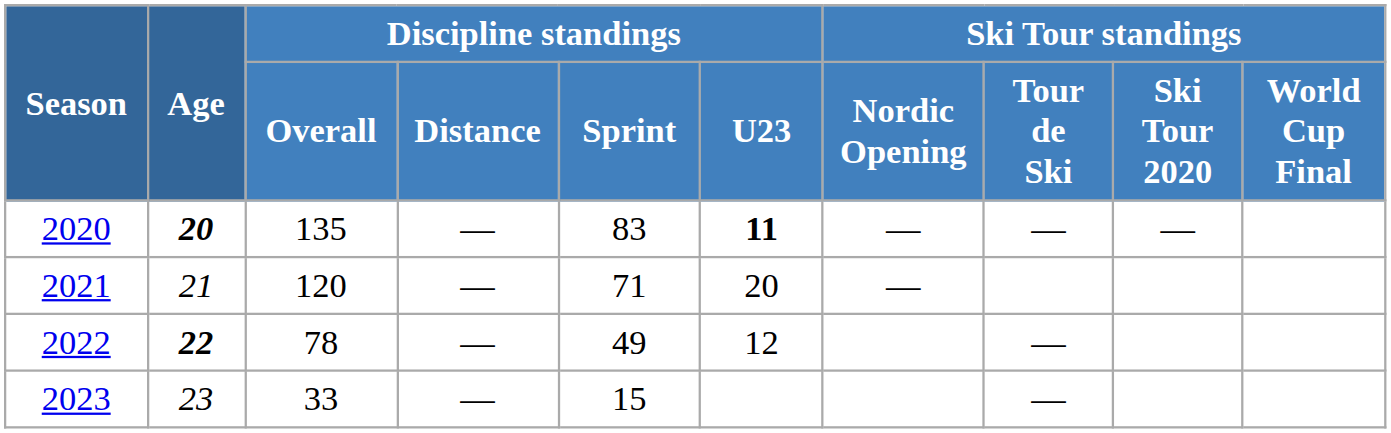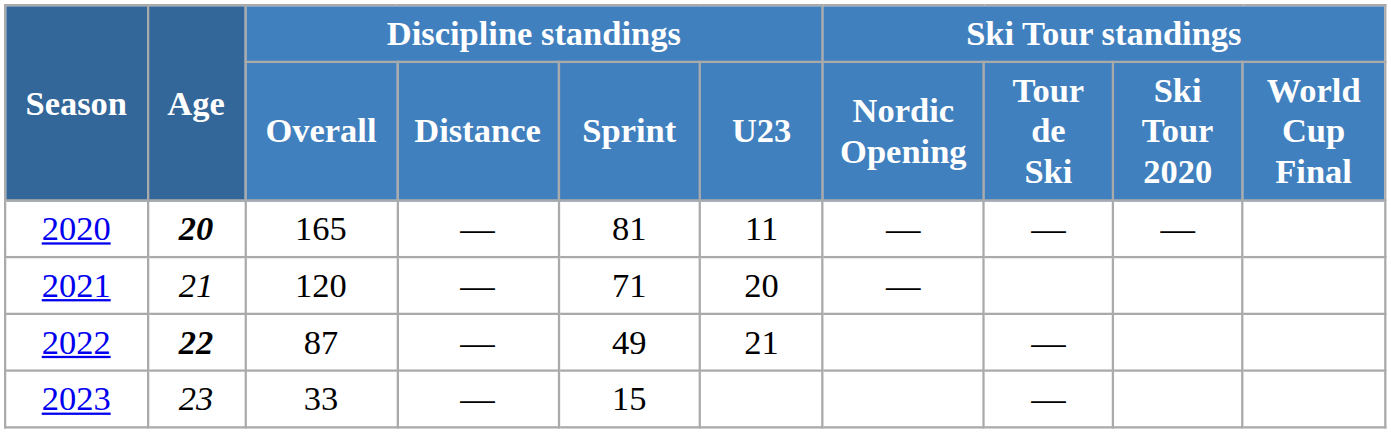(321, 228) 135 -> (321, 228) 165
(629, 228) 83 -> (629, 228) 81
(762, 228) bold -> (762, 228) normal
(321, 342) 78 -> (321, 342) 87
(762, 342) 12 -> (762, 342) 21
